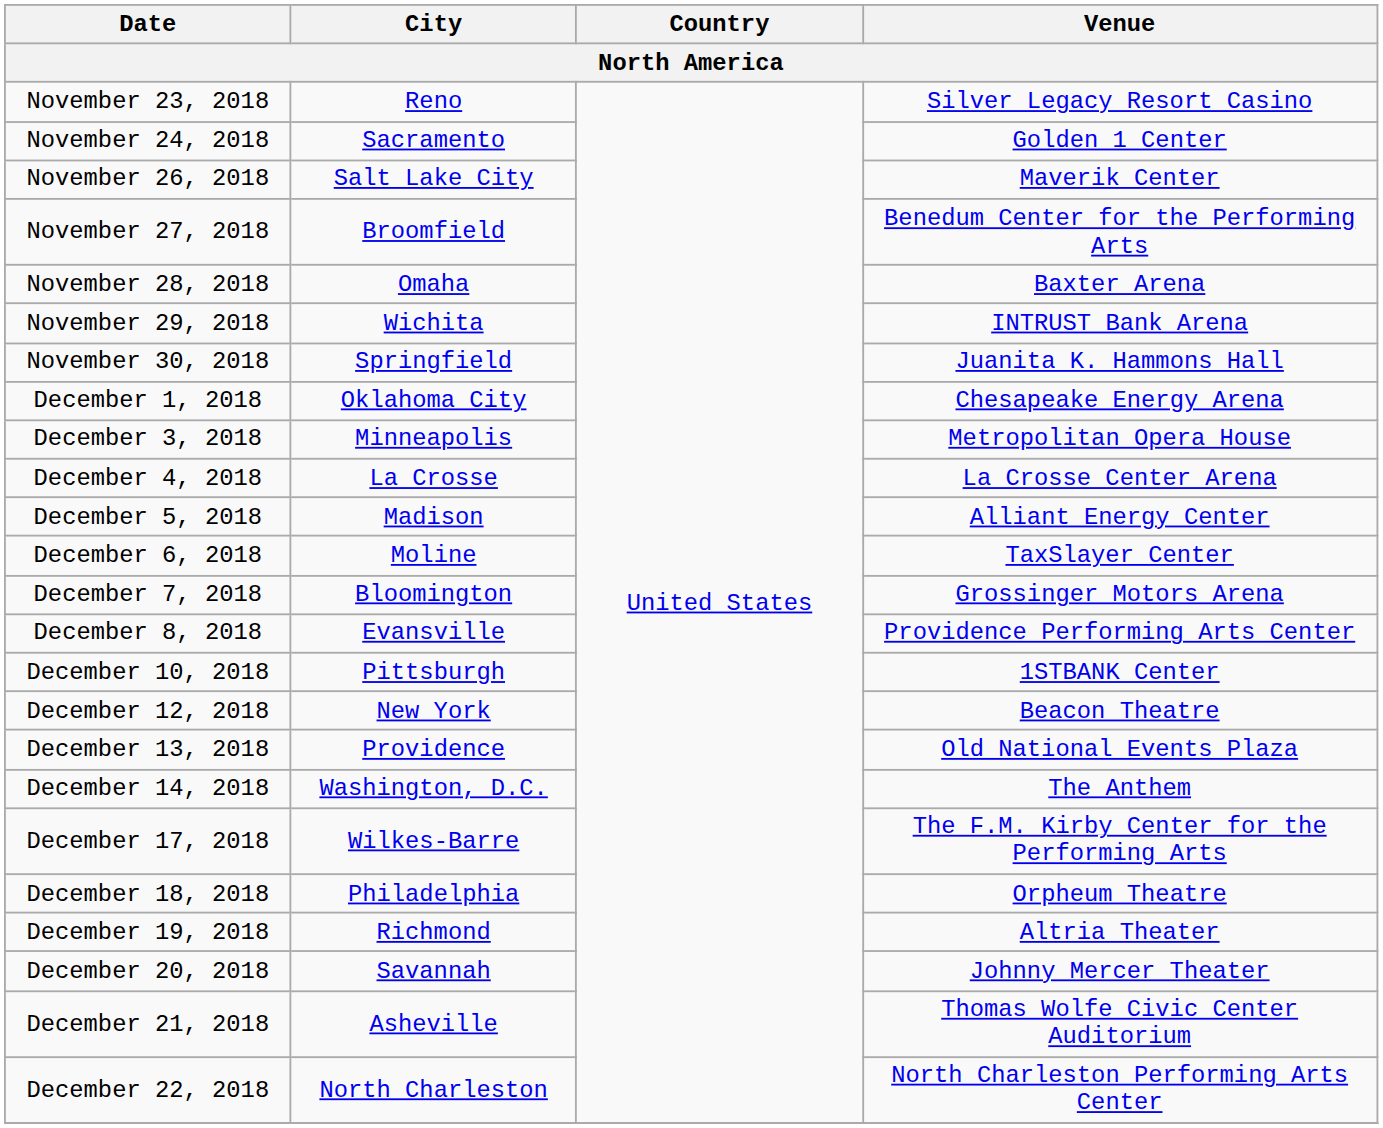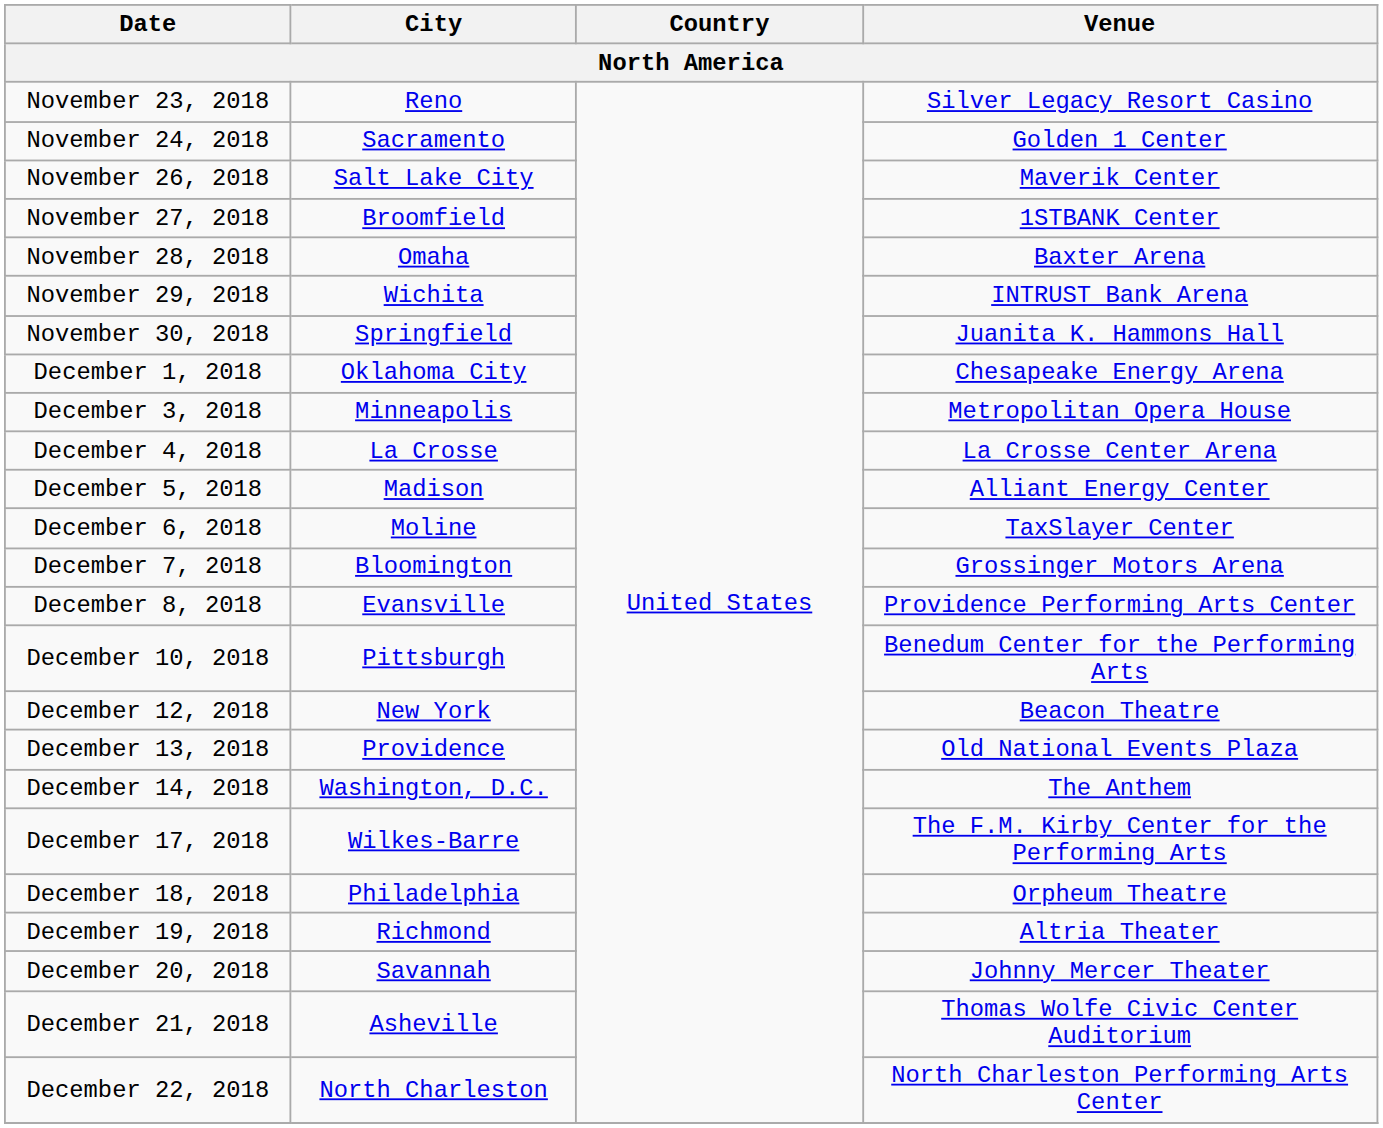(1120, 232) Benedum Center for the Performing Arts -> (1120, 218) 1STBANK Center
(1120, 672) 1STBANK Center -> (1120, 658) Benedum Center for the Performing Arts
